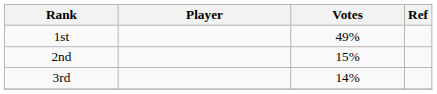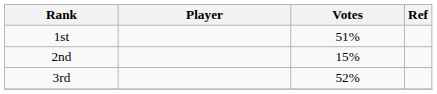(348, 36) 49% -> (348, 36) 51%
(348, 78) 14% -> (348, 78) 52%
